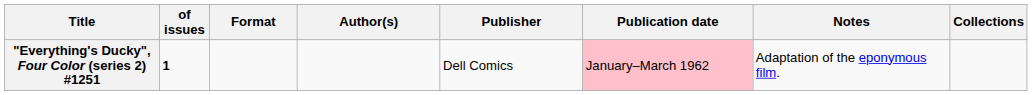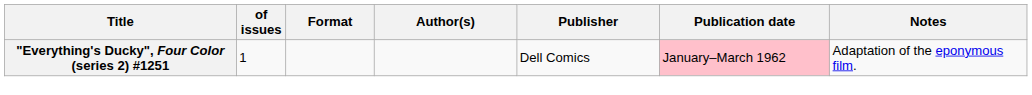- column: (989, 22)
(166, 65) bold -> (243, 57) normal
